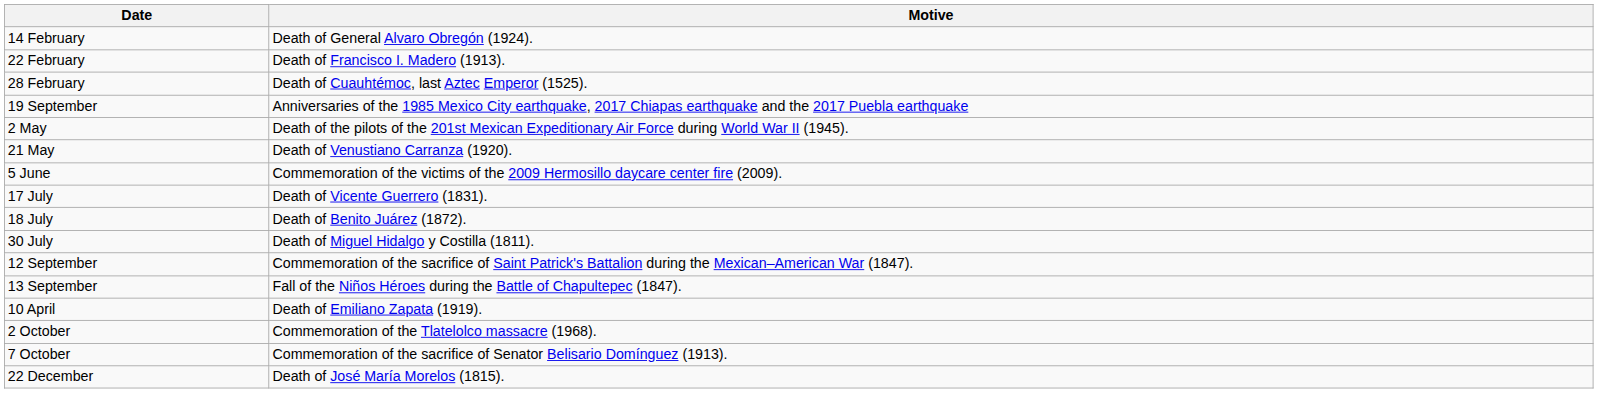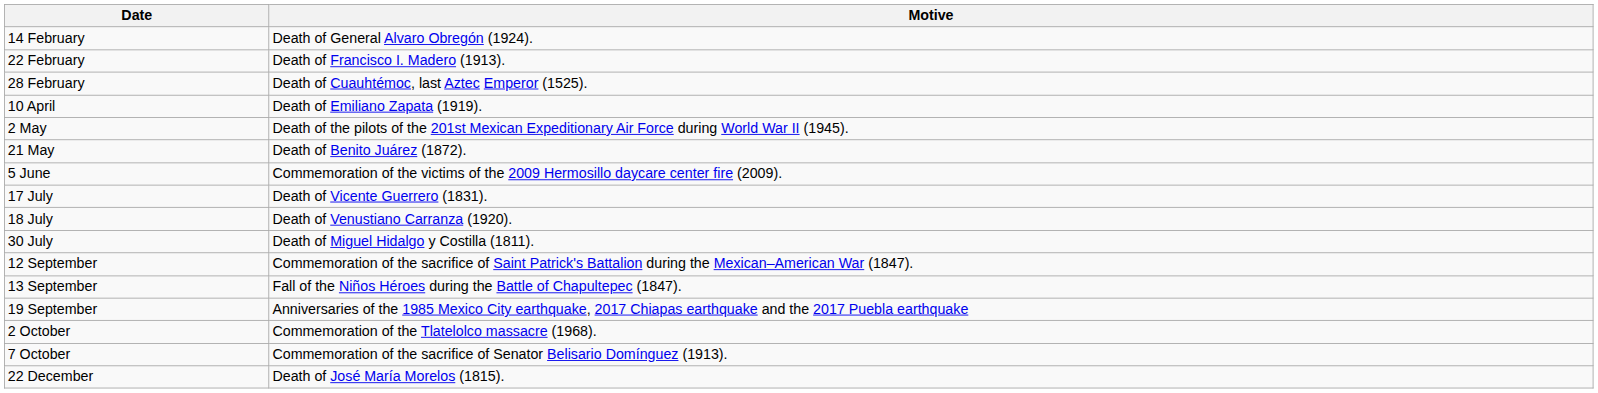rows swapped: (31, 309) <-> (52, 106)
(392, 151) Death of Venustiano Carranza (1920). -> (369, 151) Death of Benito Juárez (1872).
(369, 219) Death of Benito Juárez (1872). -> (392, 219) Death of Venustiano Carranza (1920).
